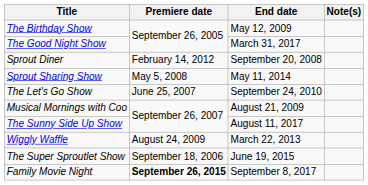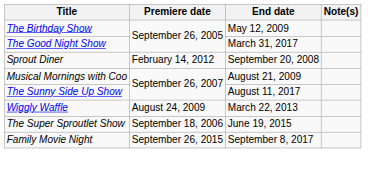- row: (54, 76)
- row: (49, 92)
(179, 172) bold -> (177, 140) normal
